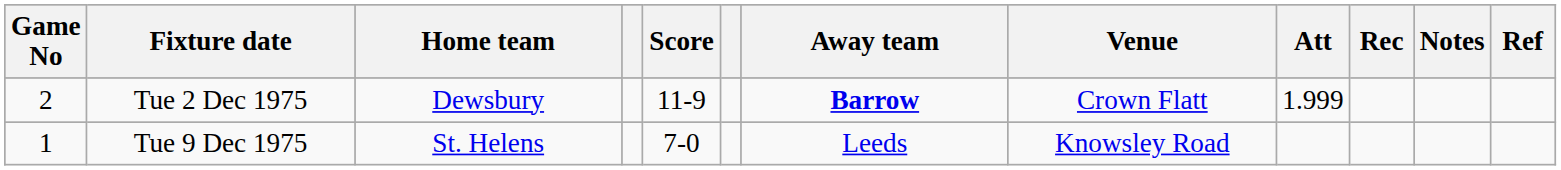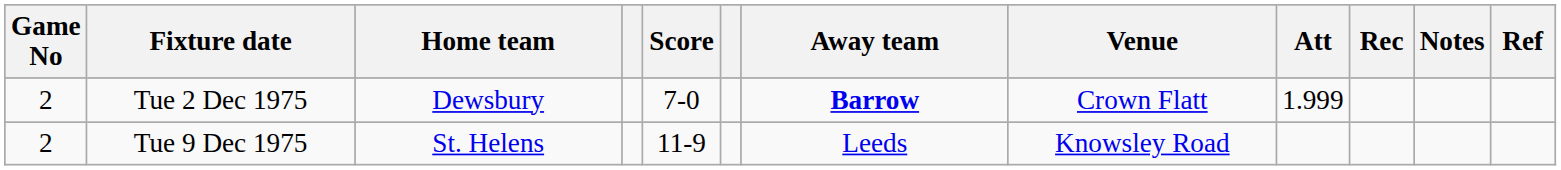(681, 99) 11-9 -> (681, 99) 7-0
(46, 142) 1 -> (46, 142) 2
(681, 142) 7-0 -> (681, 142) 11-9
